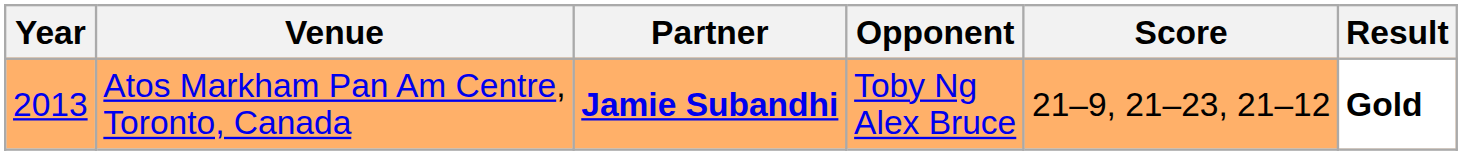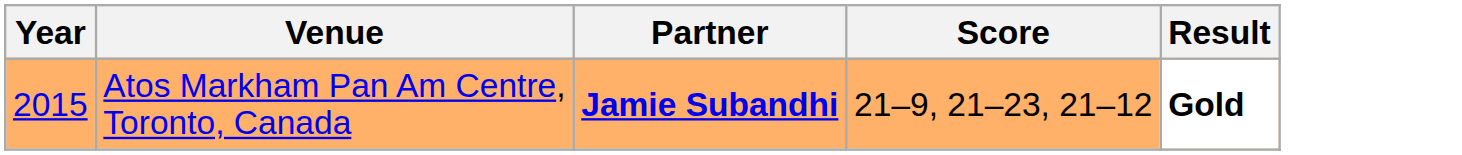- column: (935, 32)
(50, 104) 2013 -> (50, 104) 2015
